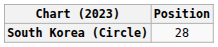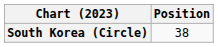(182, 33) 28 -> (182, 33) 38
